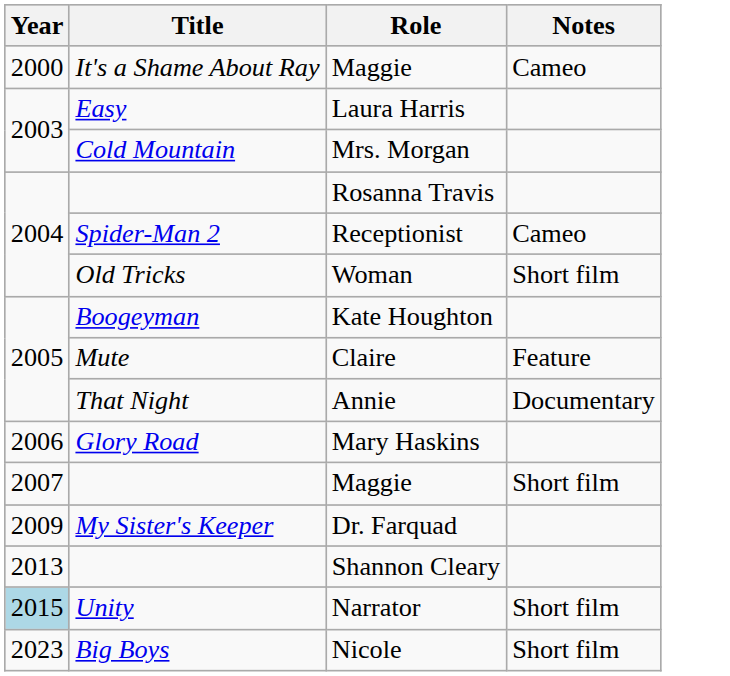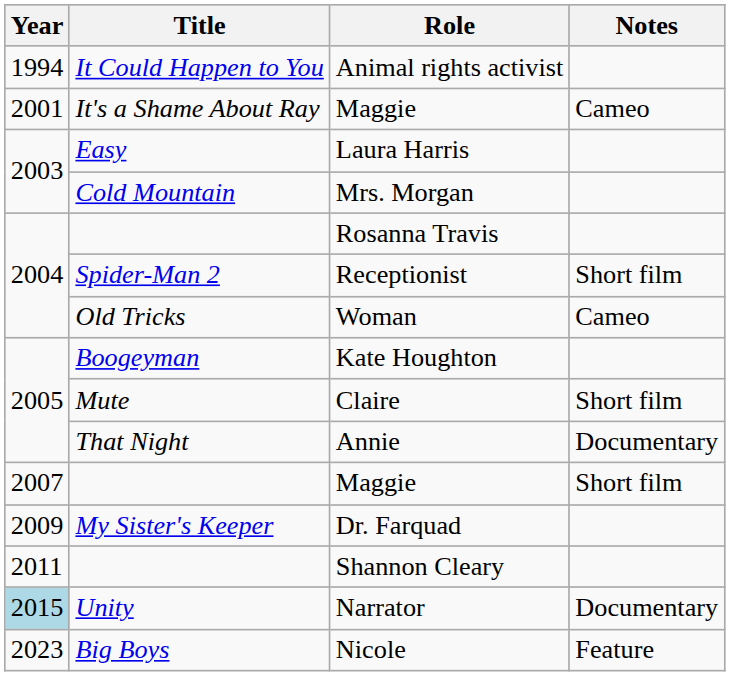+ row: (200, 66)
(37, 66) 2000 -> (37, 108) 2001
(549, 233) Cameo -> (629, 274) Short film
(566, 274) Short film -> (613, 316) Cameo
(552, 358) Feature -> (629, 399) Short film
- row: (137, 441)
(37, 566) 2013 -> (37, 566) 2011
(566, 607) Short film -> (647, 607) Documentary
(566, 649) Short film -> (615, 649) Feature
